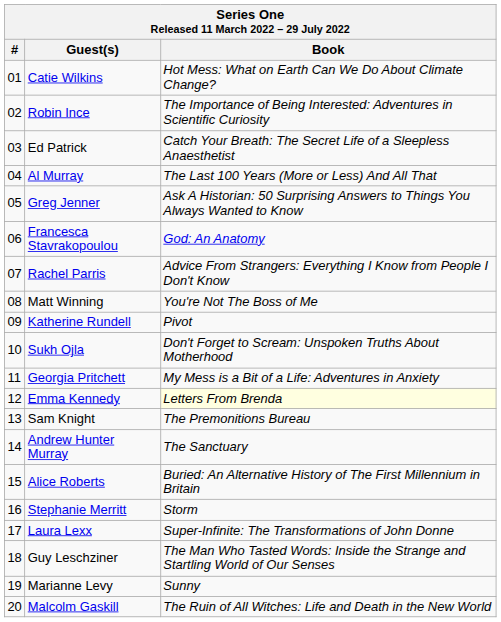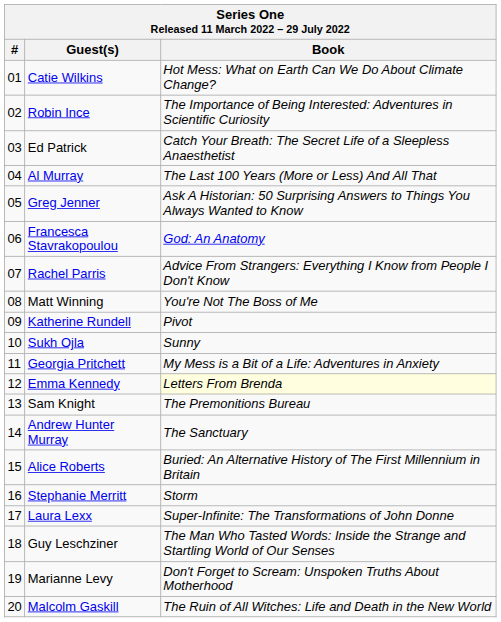(301, 350) Don't Forget to Scream: Unspoken Truths About Motherhood -> (182, 342) Sunny
(182, 586) Sunny -> (301, 578) Don't Forget to Scream: Unspoken Truths About Motherhood
